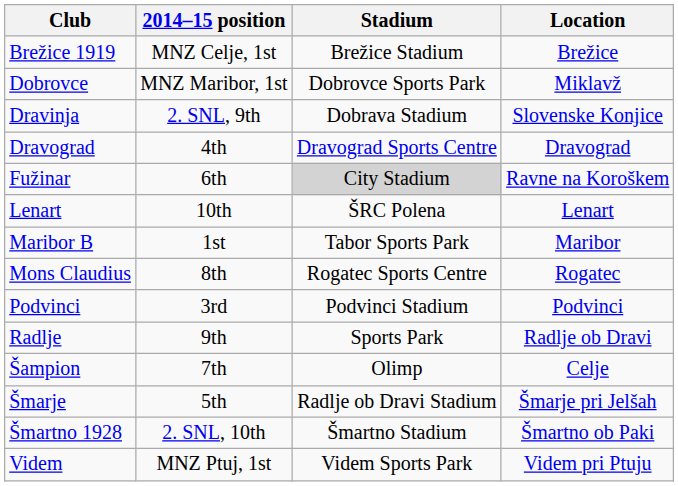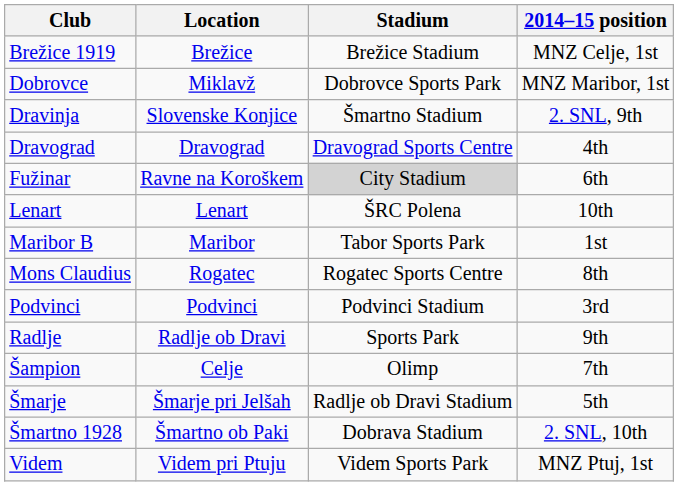columns swapped: (588, 20) <-> (214, 20)
(397, 115) Dobrava Stadium -> (413, 115) Šmartno Stadium
(397, 432) Šmartno Stadium -> (413, 432) Dobrava Stadium
